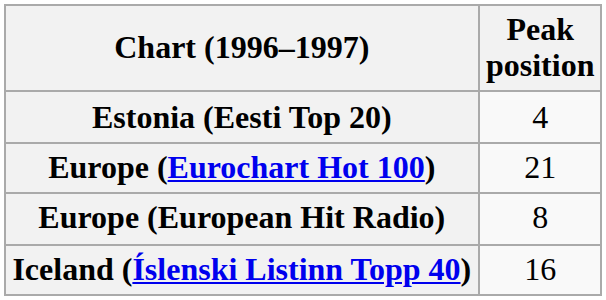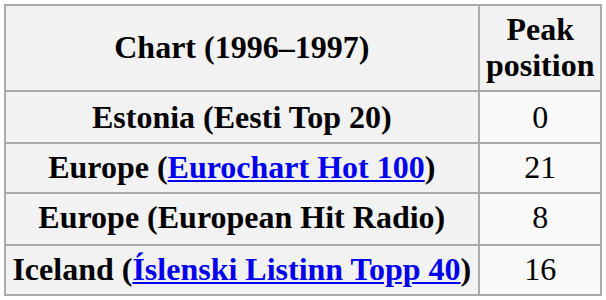(540, 116) 4 -> (540, 116) 0
